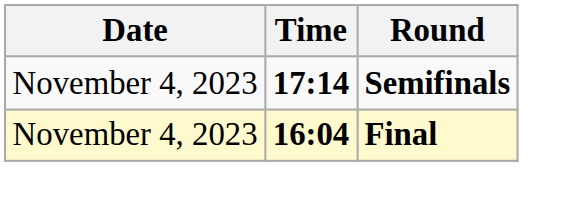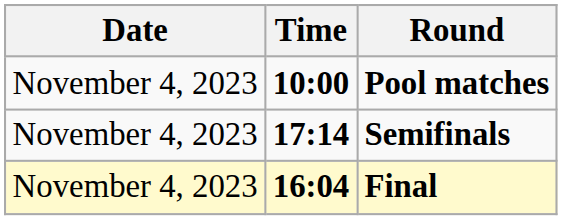+ row: (457, 82)
